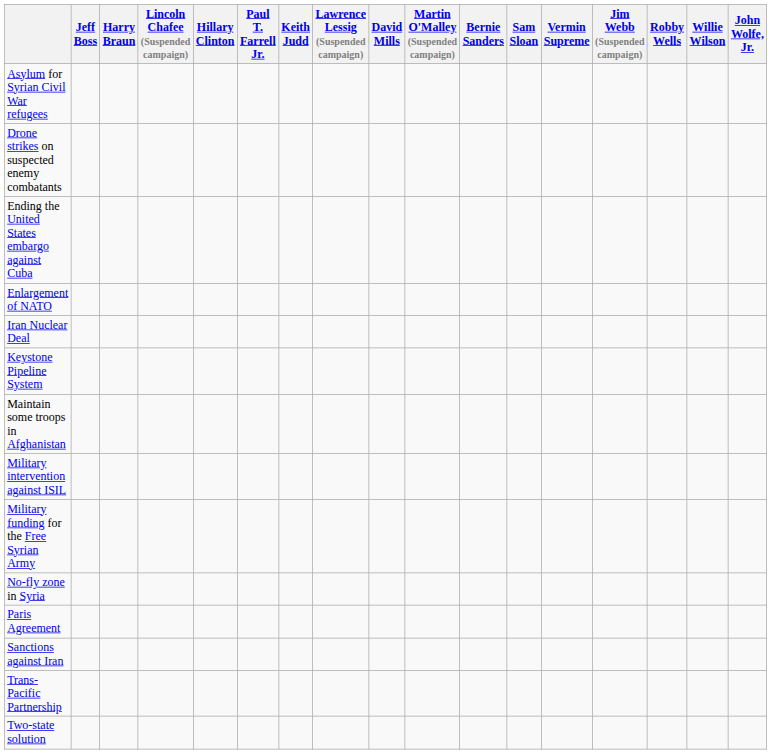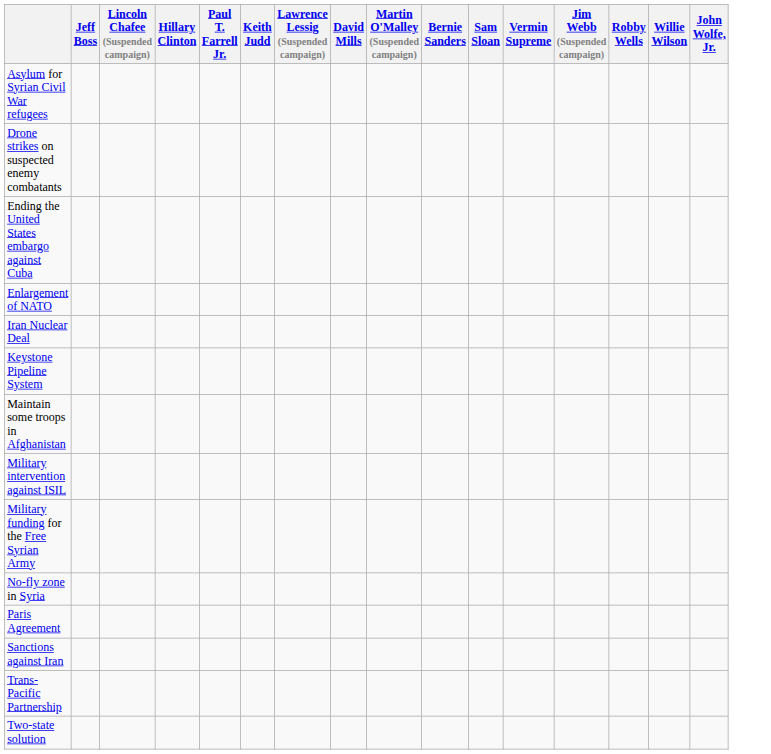- column: (119, 34)
